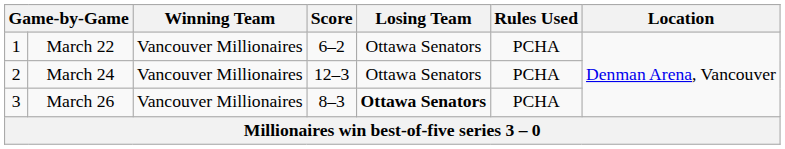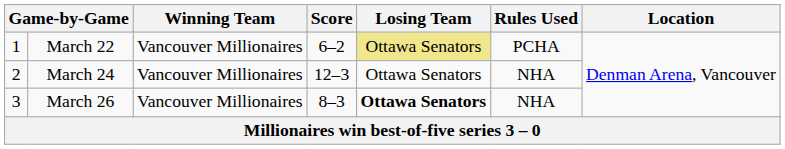(423, 46) no background -> (423, 46) khaki background
(536, 74) PCHA -> (536, 74) NHA
(536, 102) PCHA -> (536, 102) NHA
